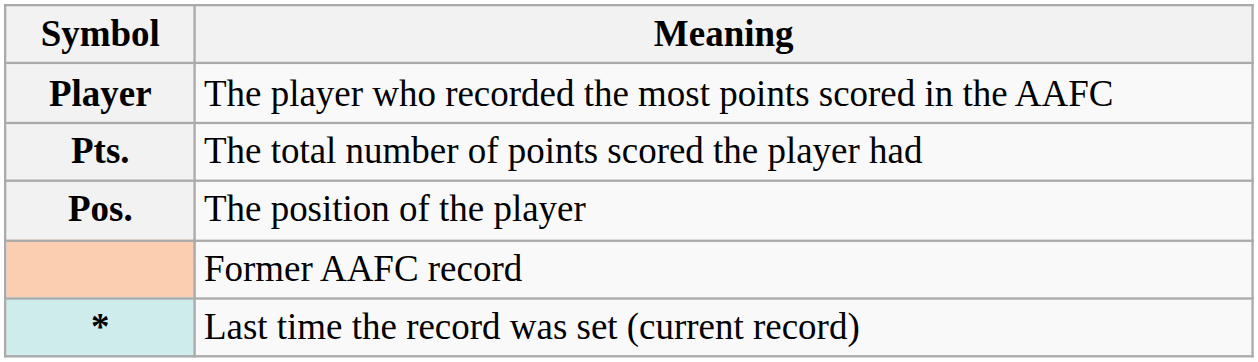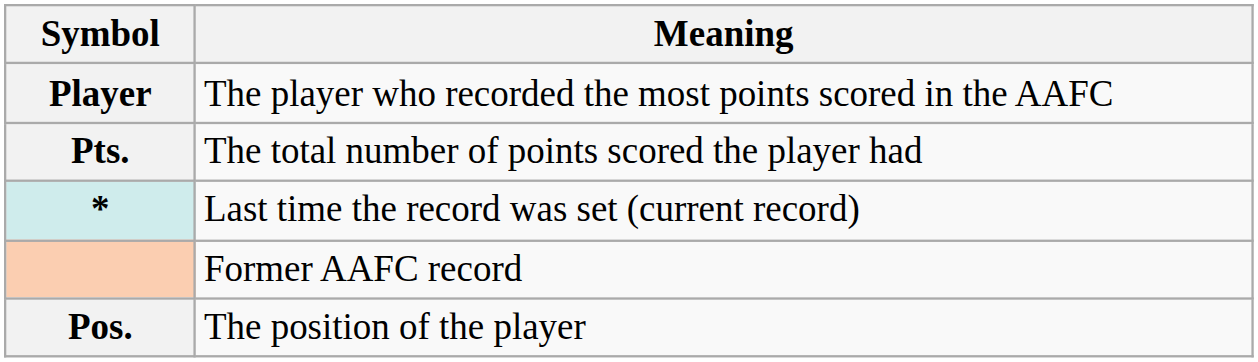rows swapped: (100, 209) <-> (100, 326)
